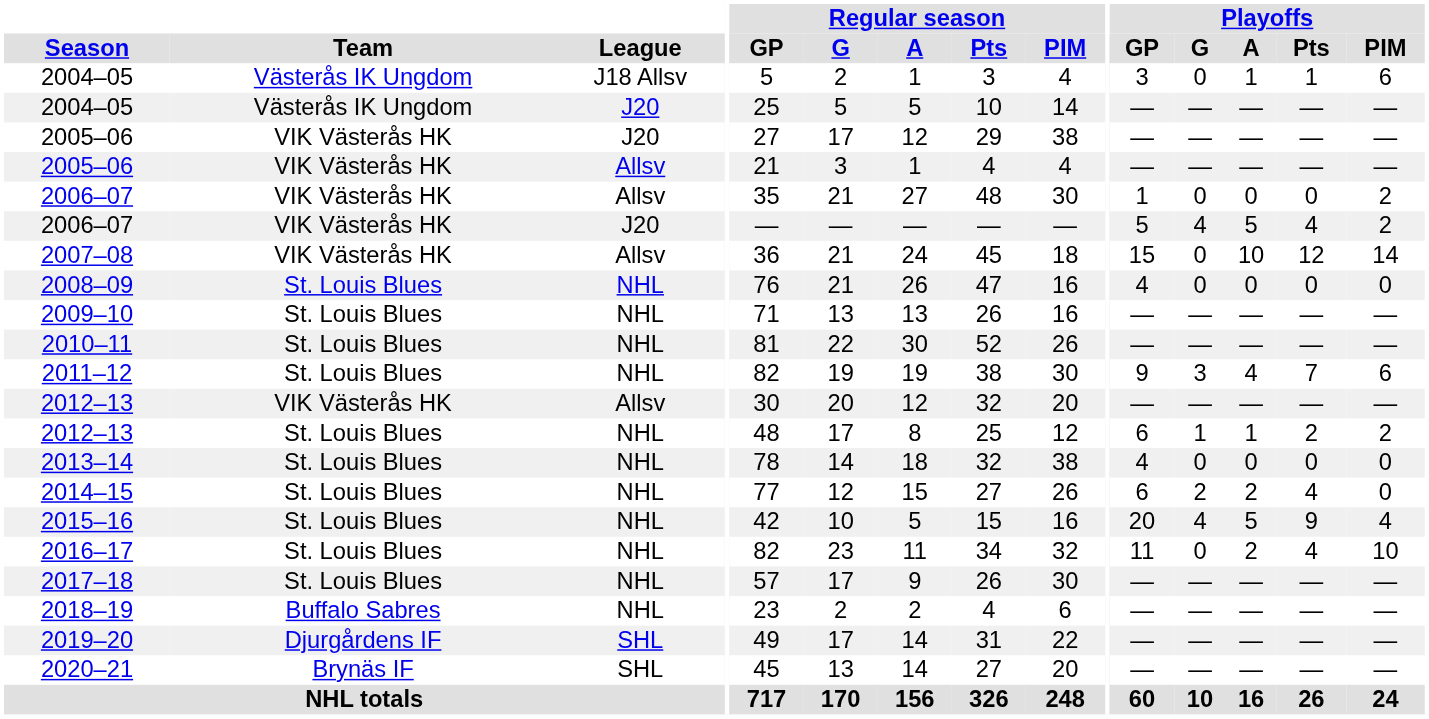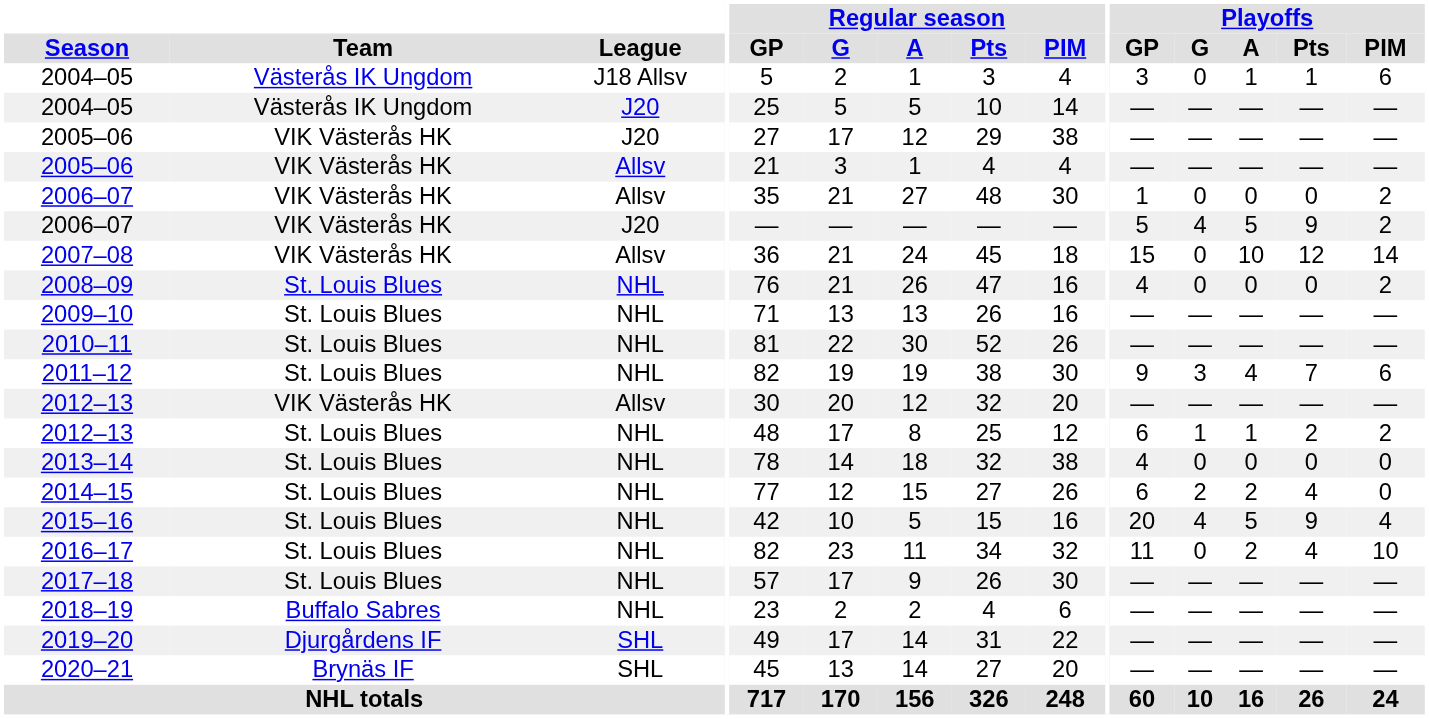(1311, 225) 4 -> (1311, 225) 9
(1385, 284) 0 -> (1385, 284) 2
